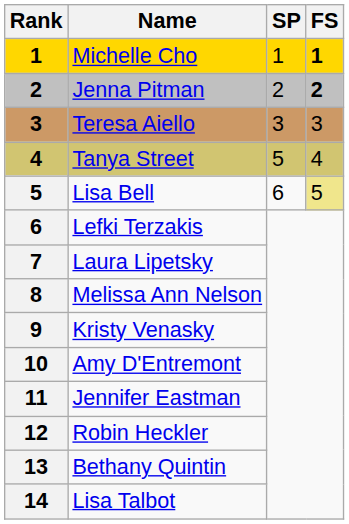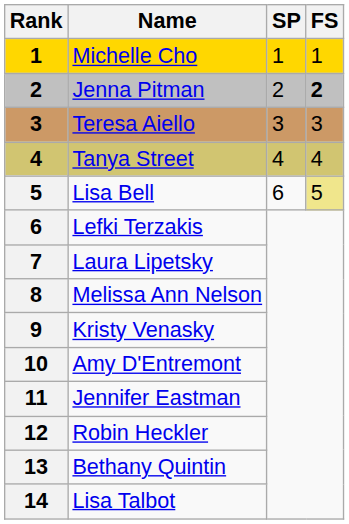(317, 55) bold -> (317, 55) normal
(278, 158) 5 -> (278, 158) 4
